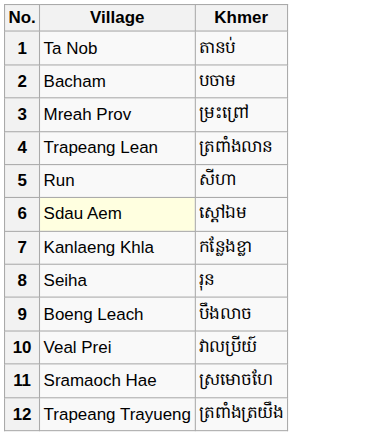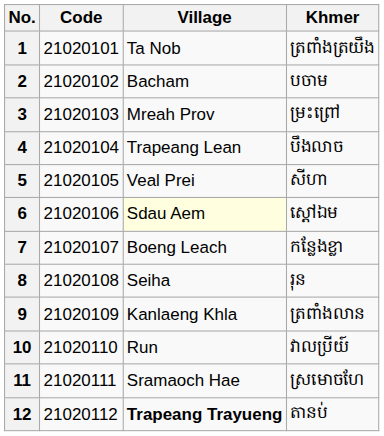+ column: (81, 17)
(217, 46) តានប់ -> (333, 46) ត្រពាំងត្រយឹង
(236, 146) ត្រពាំងលាន -> (317, 146) បឹងលាច
(59, 181) Run -> (161, 181) Veal Prei
(99, 247) Kanlaeng Khla -> (177, 247) Boeng Leach
(94, 314) Boeng Leach -> (182, 314) Kanlaeng Khla
(225, 313) បឹងលាច -> (327, 313) ត្រពាំងលាន
(78, 347) Veal Prei -> (142, 347) Run
(117, 413) normal -> (205, 413) bold
(241, 412) ត្រពាំងត្រយឹង -> (309, 412) តានប់
